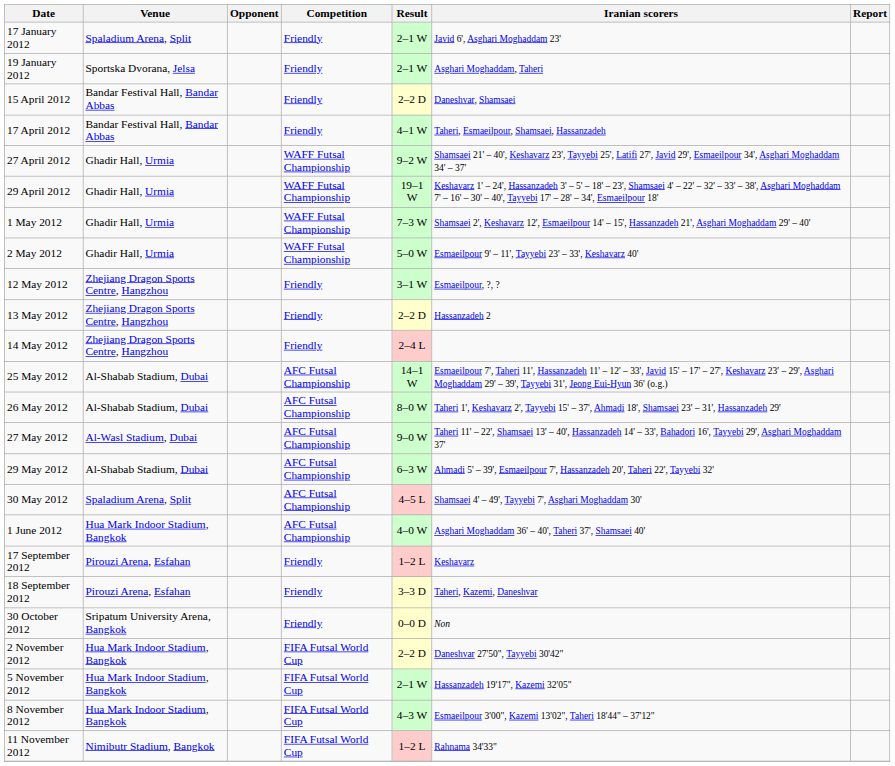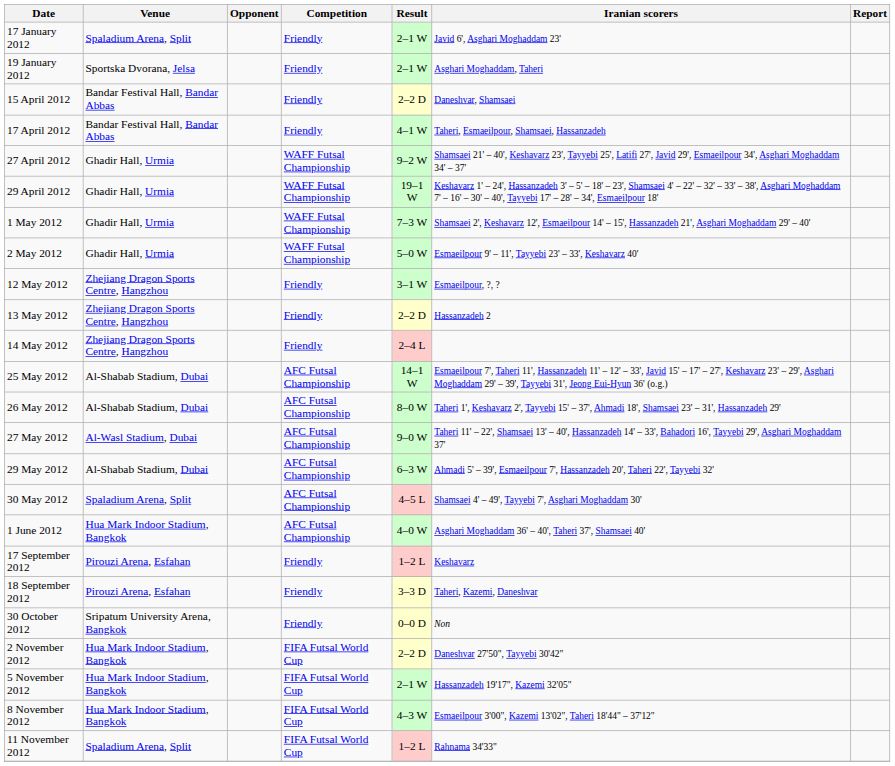(150, 746) Nimibutr Stadium, Bangkok -> (138, 746) Spaladium Arena, Split
